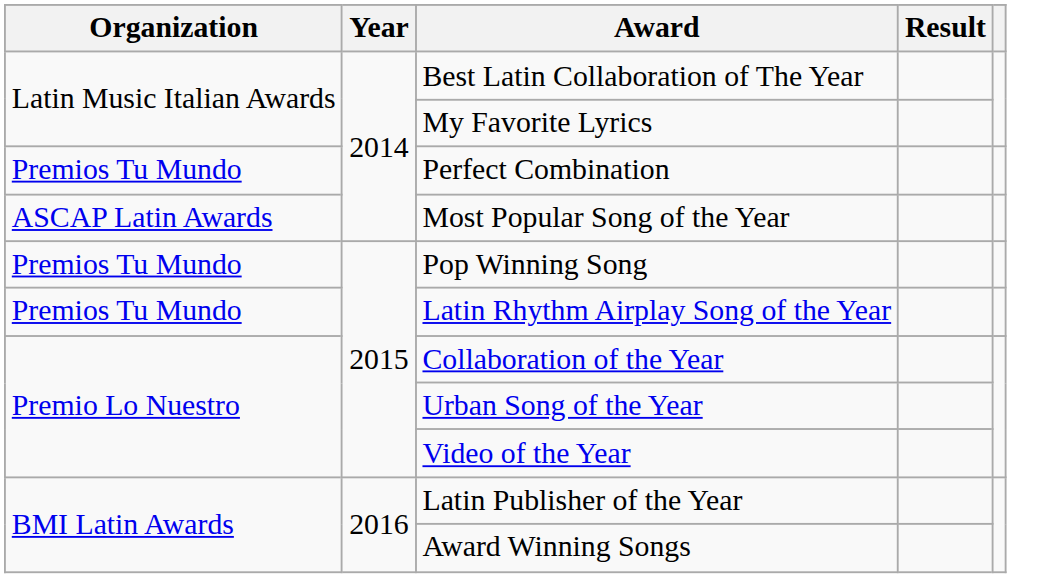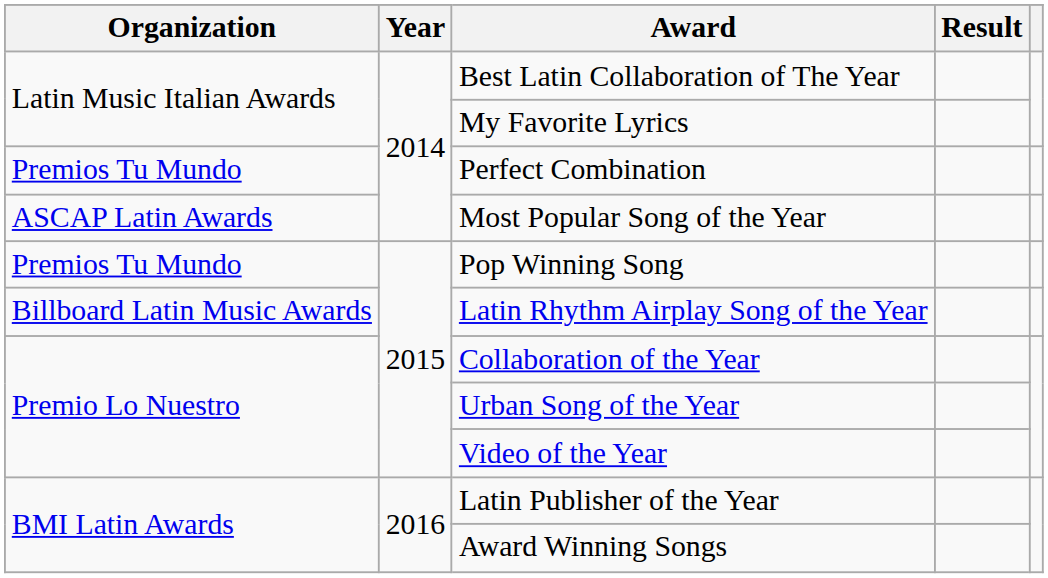(127, 311) Premios Tu Mundo -> (192, 311) Billboard Latin Music Awards
